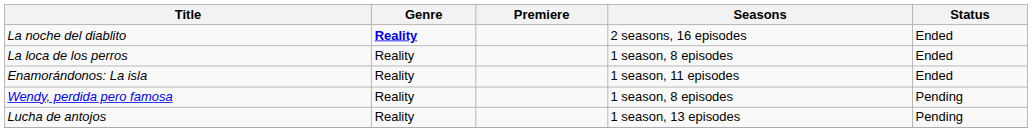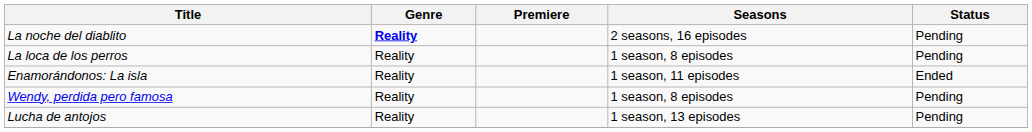(934, 35) Ended -> (939, 35) Pending
(934, 55) Ended -> (939, 55) Pending
